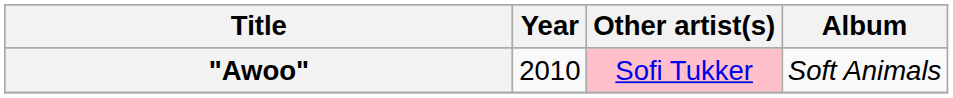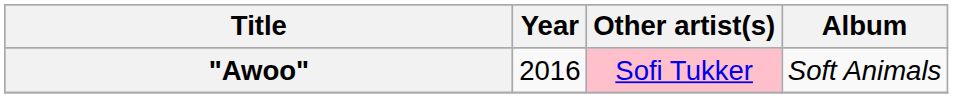(550, 69) 2010 -> (550, 69) 2016
